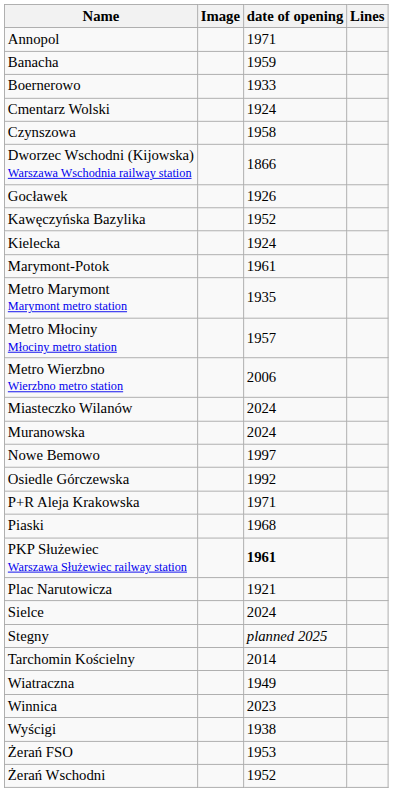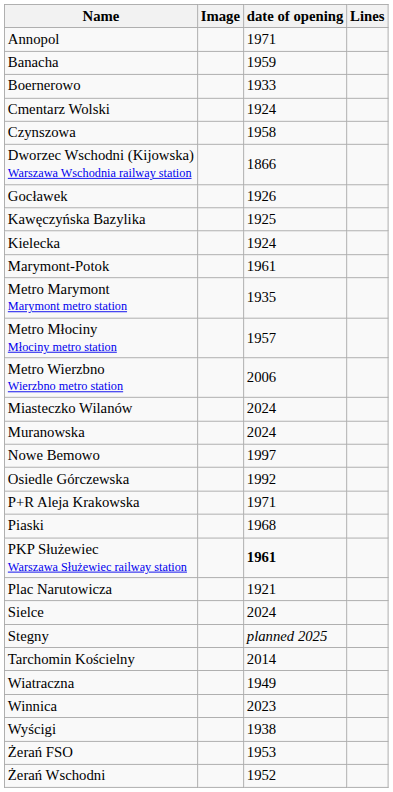(262, 219) 1952 -> (262, 219) 1925
